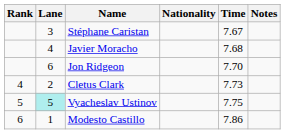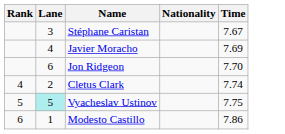- column: (264, 13)
(233, 48) 7.68 -> (233, 48) 7.69
(233, 84) 7.73 -> (233, 84) 7.74
